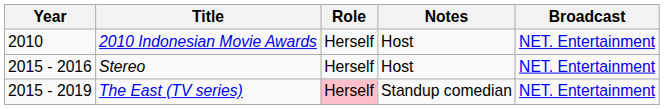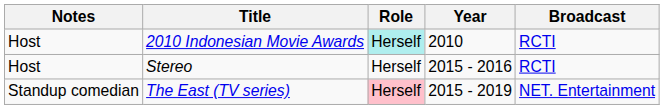columns swapped: (50, 16) <-> (446, 16)
(349, 41) no background -> (396, 41) paleturquoise background
(587, 41) NET. Entertainment -> (537, 41) RCTI
(587, 66) NET. Entertainment -> (537, 66) RCTI
